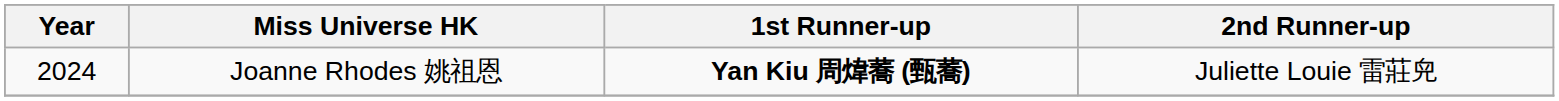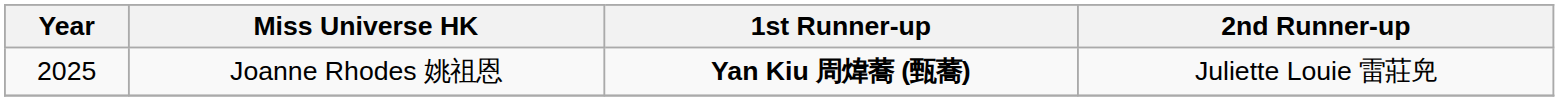(67, 71) 2024 -> (67, 71) 2025
